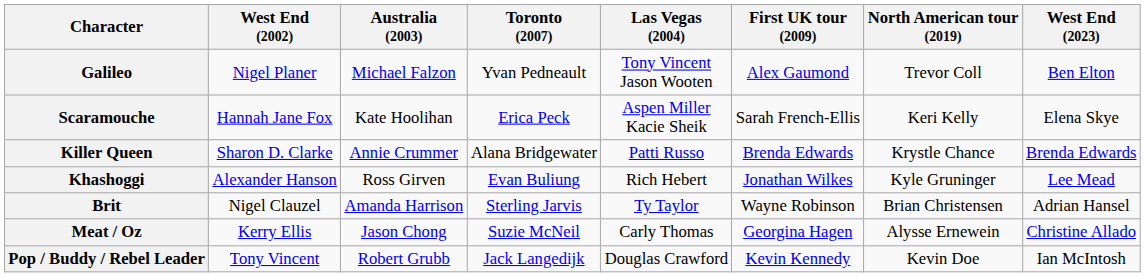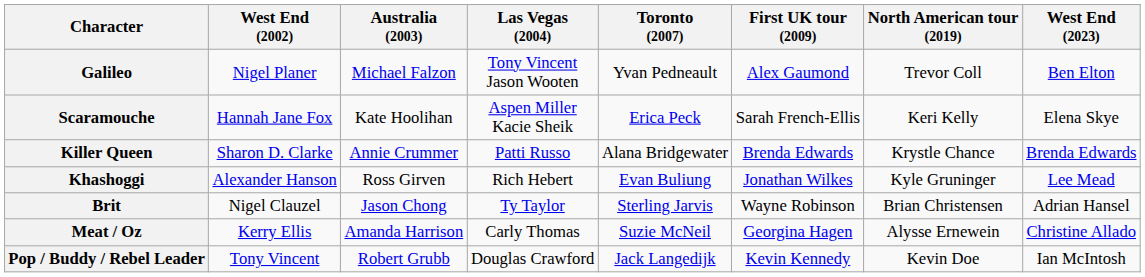columns swapped: (666, 27) <-> (534, 27)
(404, 205) Amanda Harrison -> (404, 205) Jason Chong
(404, 232) Jason Chong -> (404, 232) Amanda Harrison
